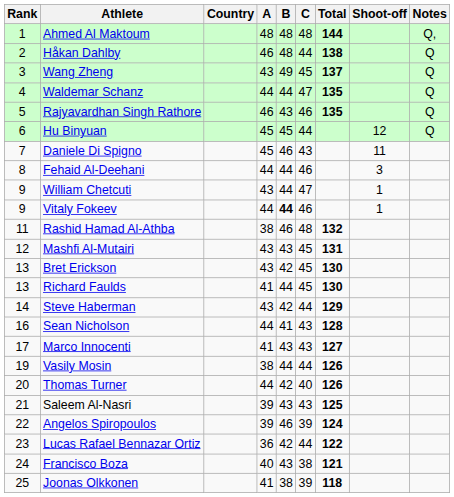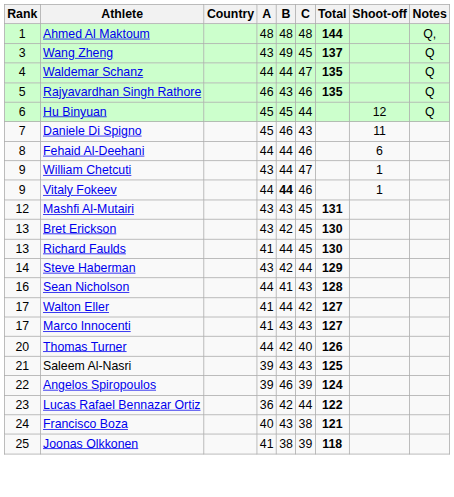- row: (82, 53)
(380, 170) 3 -> (380, 151) 6
- row: (109, 229)
+ row: (76, 307)
- row: (77, 365)
